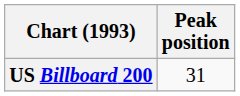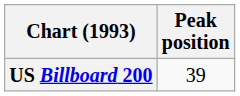(196, 74) 31 -> (196, 74) 39
